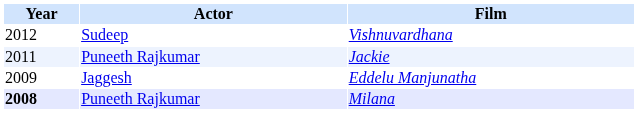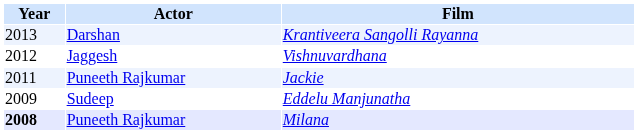+ row: (381, 34)
(105, 34) Sudeep -> (92, 56) Jaggesh
(106, 78) Jaggesh -> (90, 98) Sudeep
